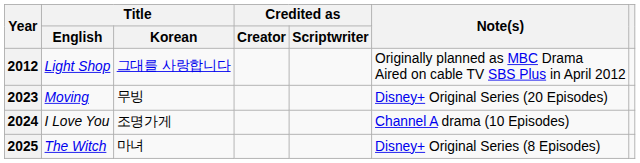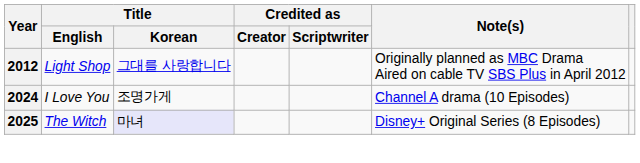- row: (23, 97)
(130, 146) no background -> (130, 121) lavender background
